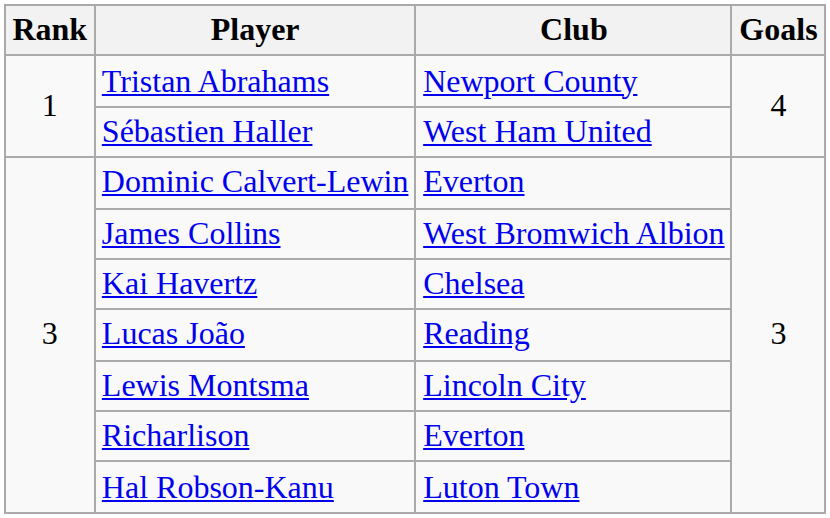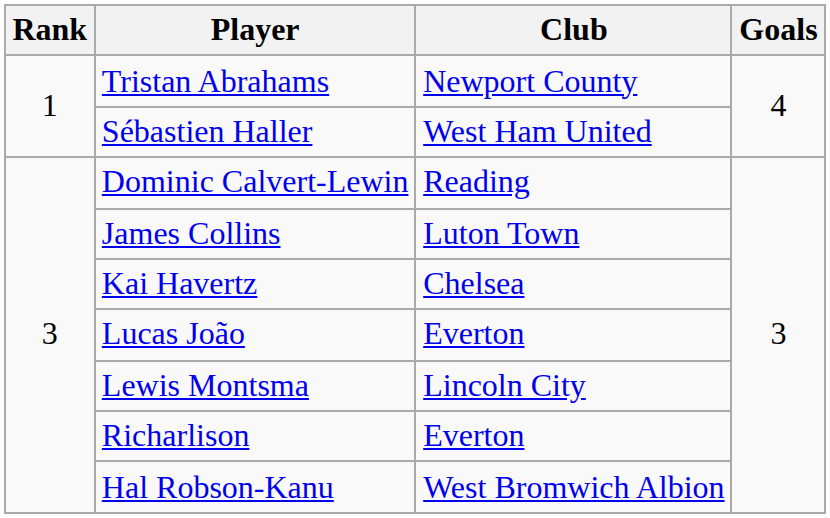(474, 182) Everton -> (477, 182) Reading
(574, 232) West Bromwich Albion -> (501, 232) Luton Town
(477, 334) Reading -> (474, 334) Everton
(501, 486) Luton Town -> (574, 486) West Bromwich Albion
